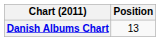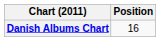(133, 28) 13 -> (133, 28) 16
